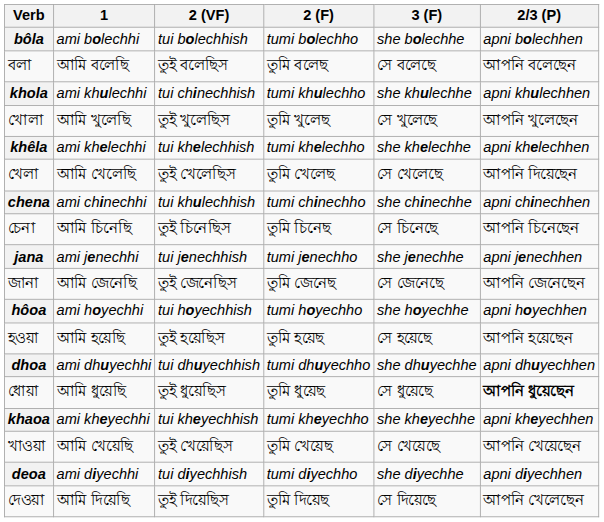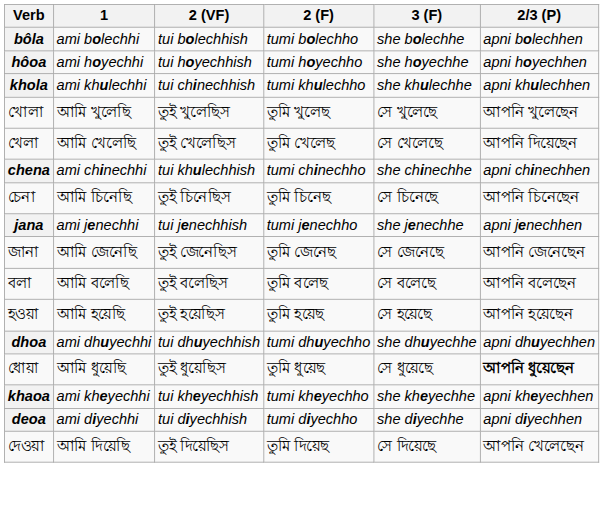rows swapped: (20, 65) <-> (29, 310)
- row: (29, 147)
- row: (27, 446)
